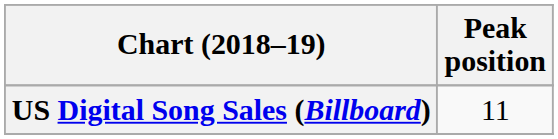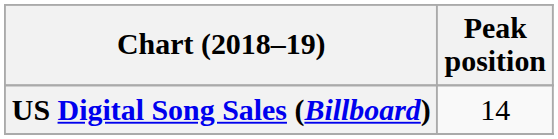(495, 109) 11 -> (495, 109) 14
